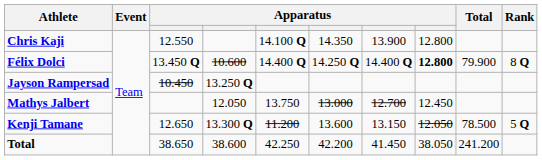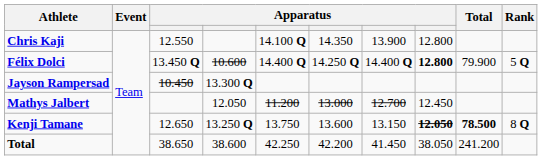(520, 62) 8 Q -> (520, 62) 5 Q
(229, 82) 13.250 Q -> (229, 82) 13.300 Q
(282, 103) 13.750 -> (282, 103) 11.200
(229, 124) 13.300 Q -> (229, 124) 13.250 Q
(282, 124) 11.200 -> (282, 124) 13.750
(435, 124) normal -> (435, 124) bold
(479, 124) normal -> (479, 124) bold
(520, 124) 5 Q -> (520, 124) 8 Q
